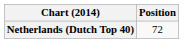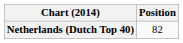(157, 30) 72 -> (157, 30) 82
